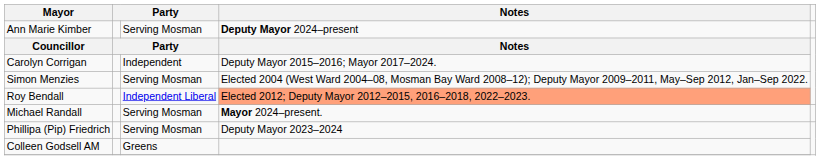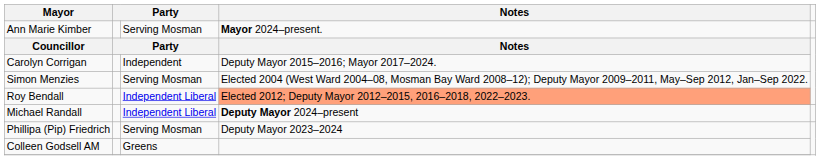(290, 29) Deputy Mayor 2024–present -> (272, 29) Mayor 2024–present.
(162, 113) Serving Mosman -> (169, 113) Independent Liberal
(272, 113) Mayor 2024–present. -> (290, 113) Deputy Mayor 2024–present
